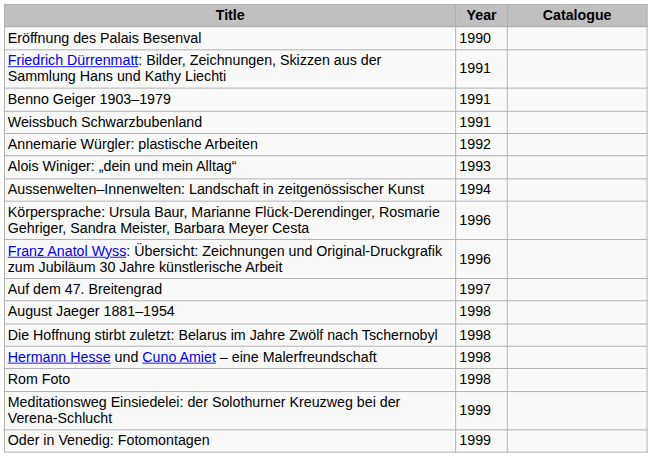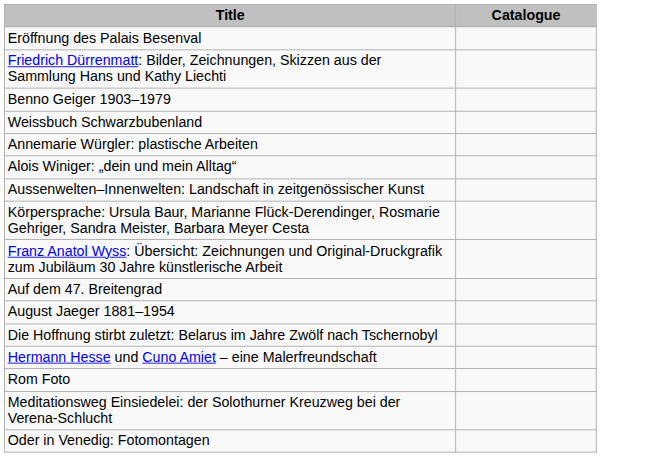- column: (482, 15)
